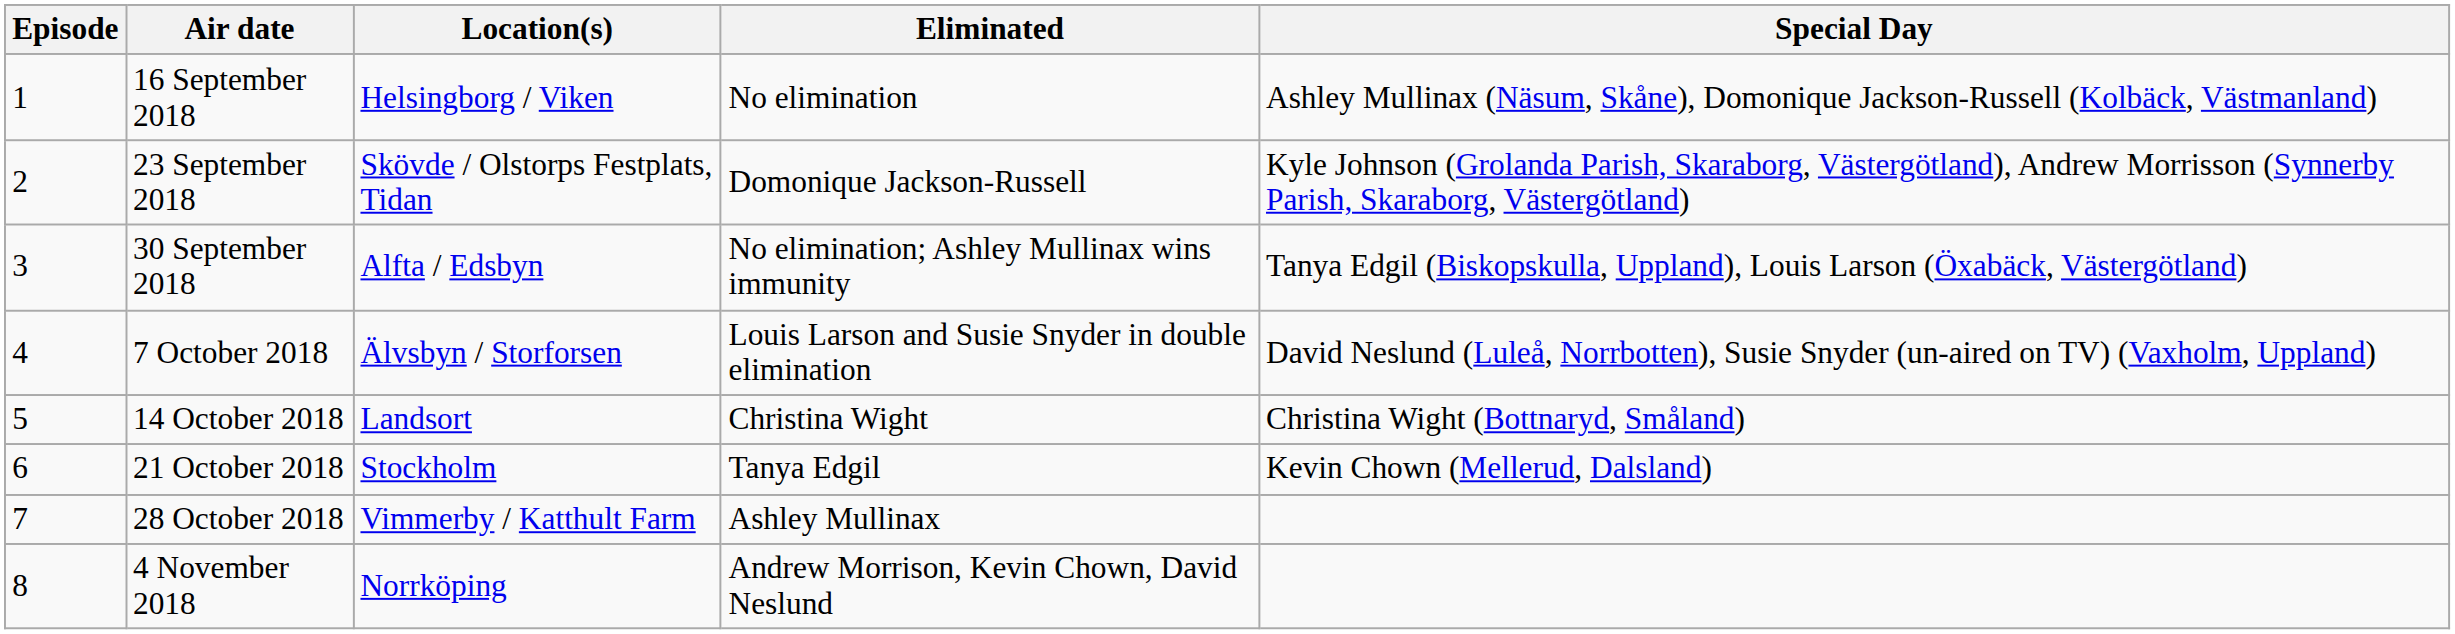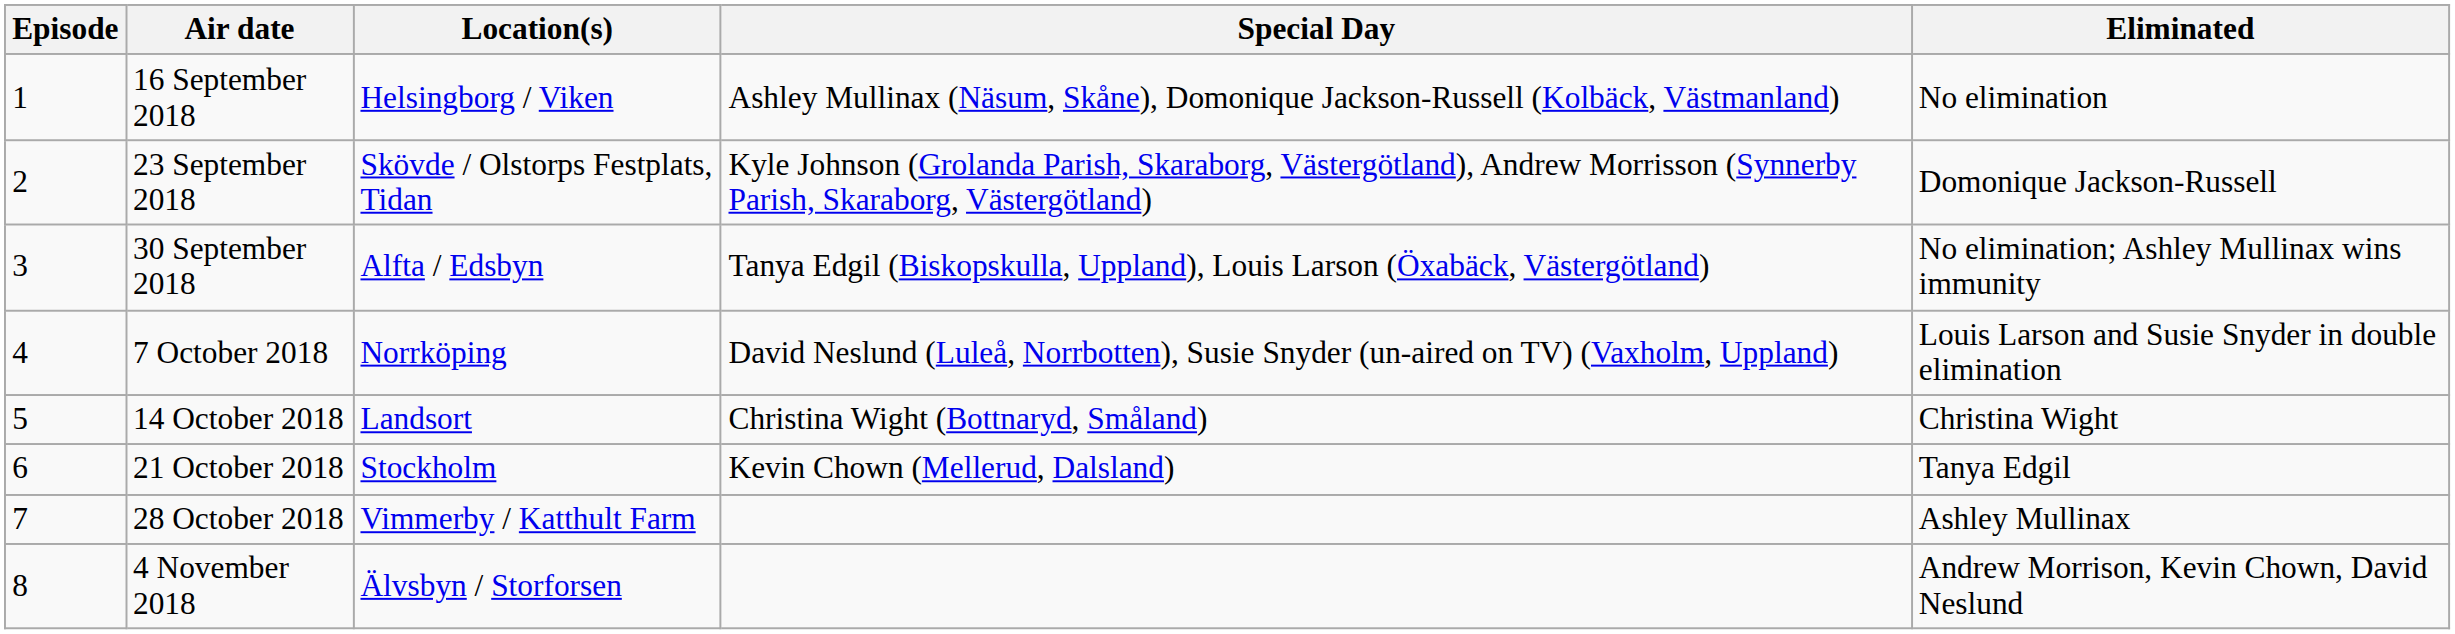columns swapped: (1854, 29) <-> (990, 29)
(491, 351) Älvsbyn / Storforsen -> (434, 351) Norrköping
(434, 586) Norrköping -> (491, 586) Älvsbyn / Storforsen
